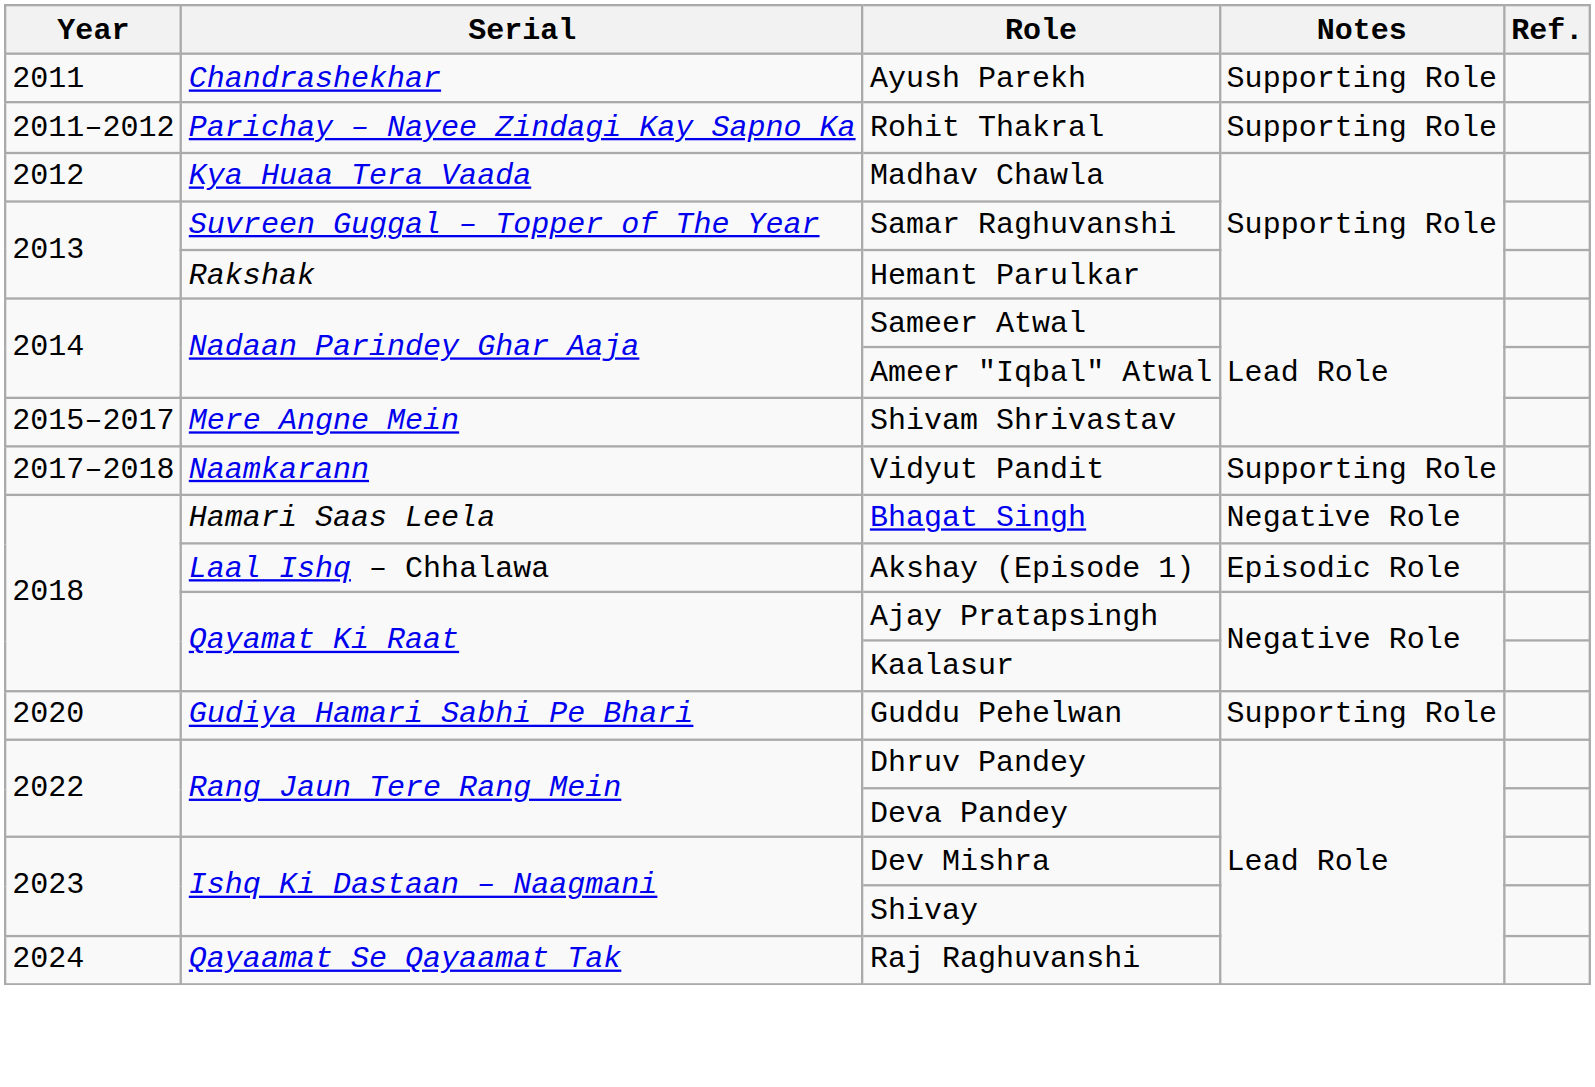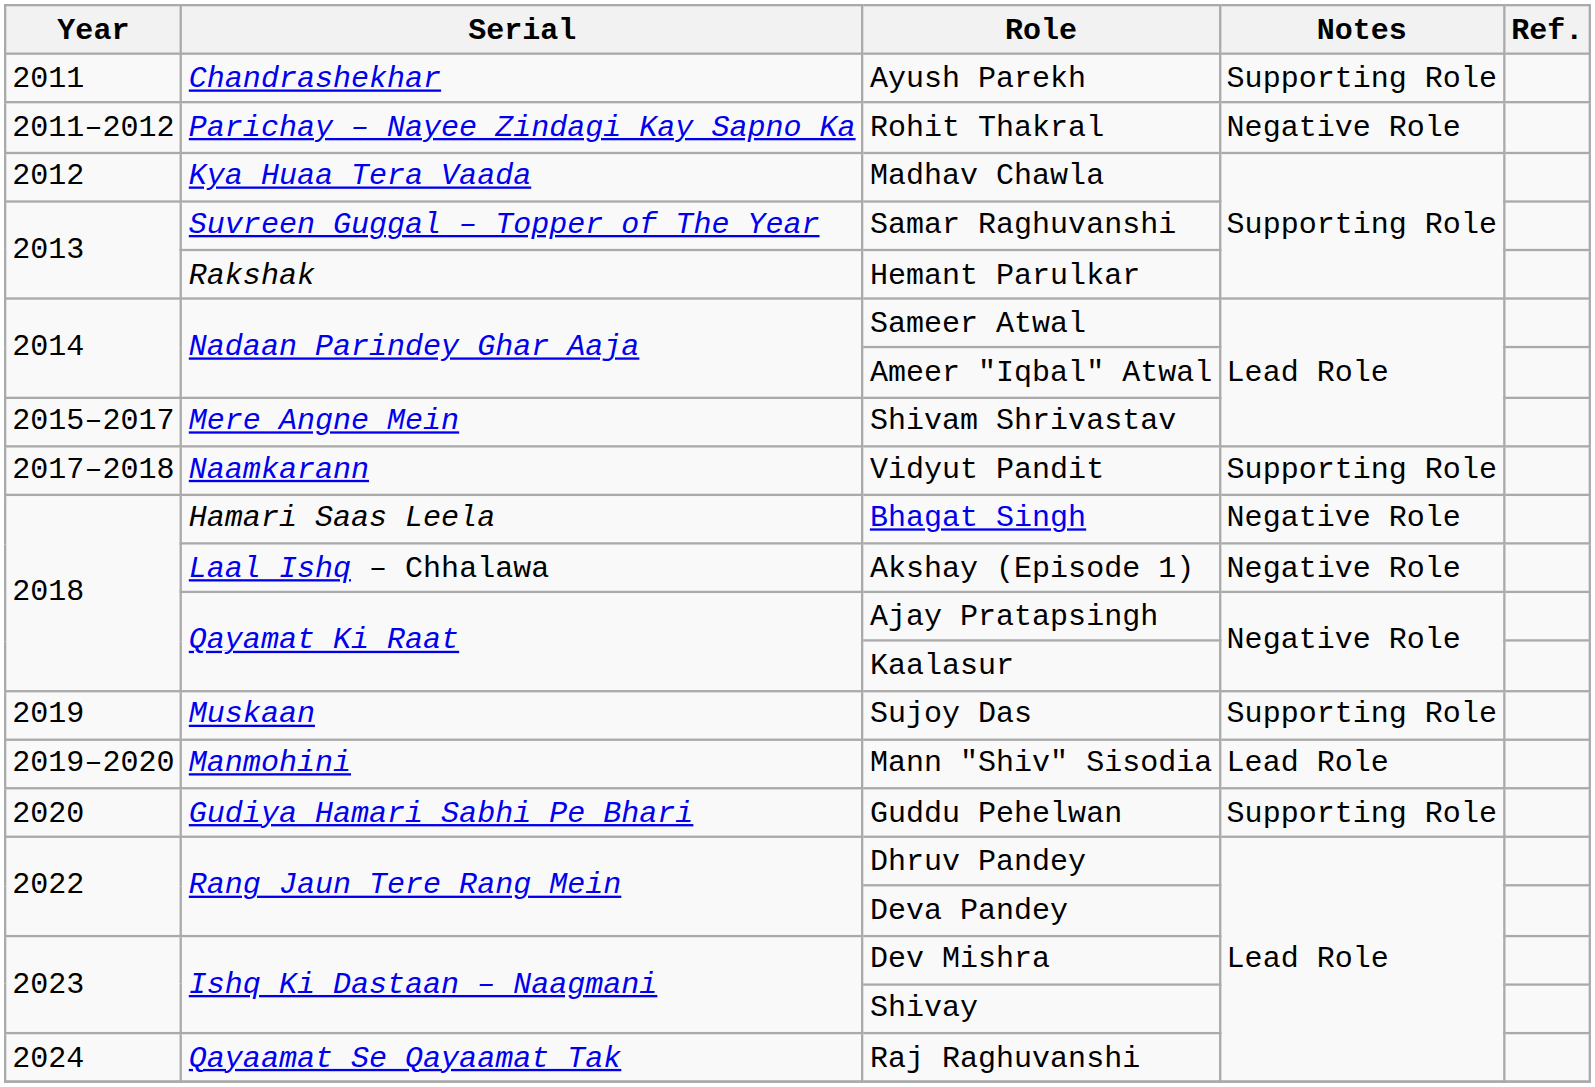(1362, 128) Supporting Role -> (1344, 128) Negative Role
(1344, 568) Episodic Role -> (1344, 568) Negative Role
+ row: (951, 715)
+ row: (1041, 764)
